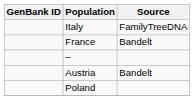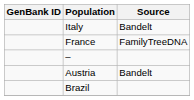(153, 27) FamilyTreeDNA -> (136, 27) Bandelt
(136, 42) Bandelt -> (153, 42) FamilyTreeDNA
- row: (80, 88)
+ row: (77, 88)
